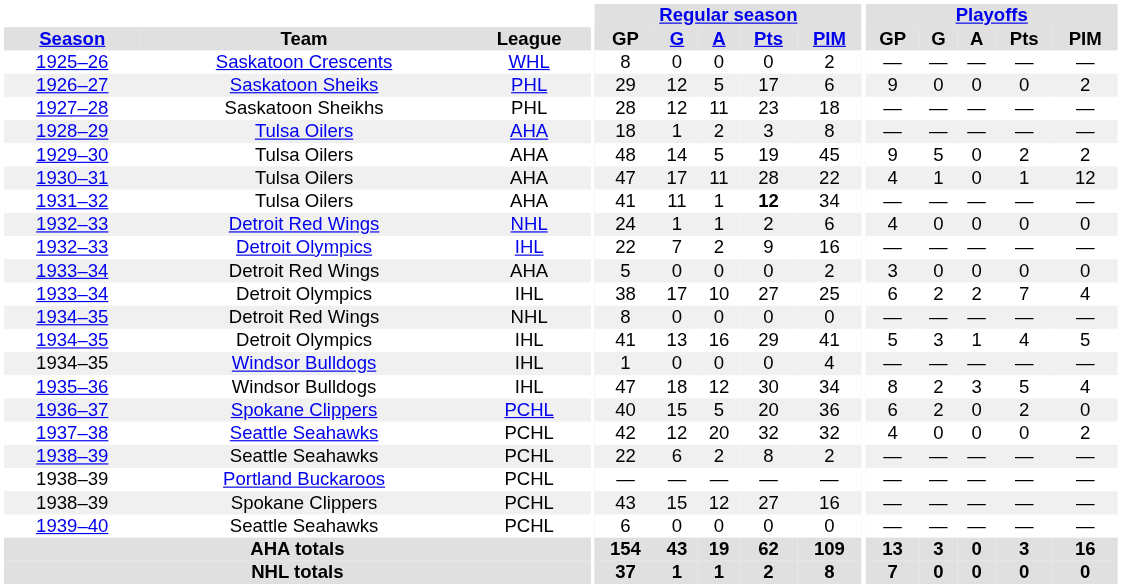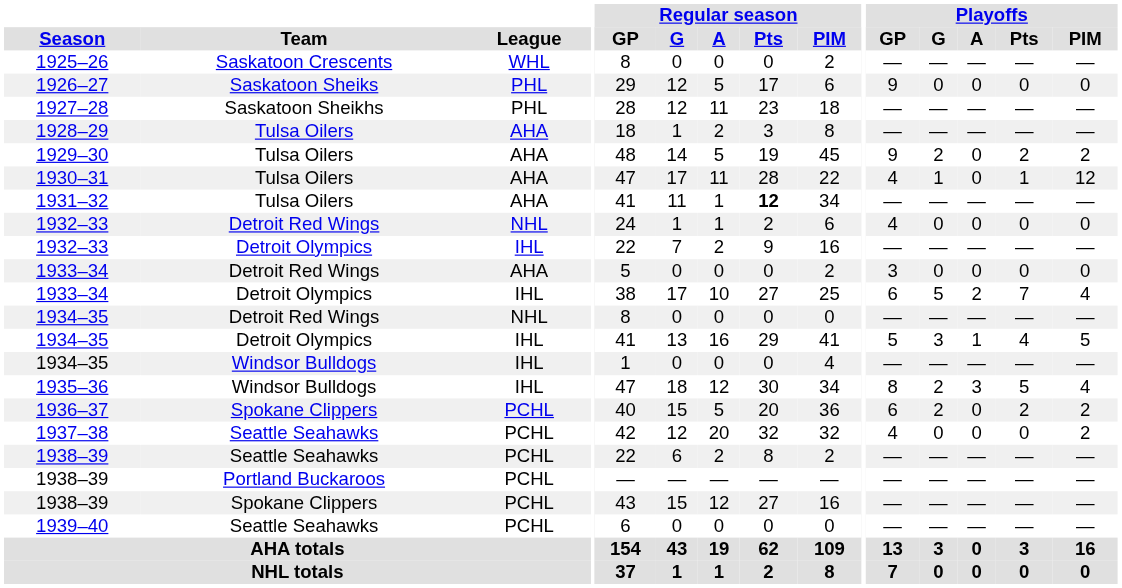(1085, 85) 2 -> (1085, 85) 0
(938, 154) 5 -> (938, 154) 2
(938, 293) 2 -> (938, 293) 5
(1085, 409) 0 -> (1085, 409) 2
